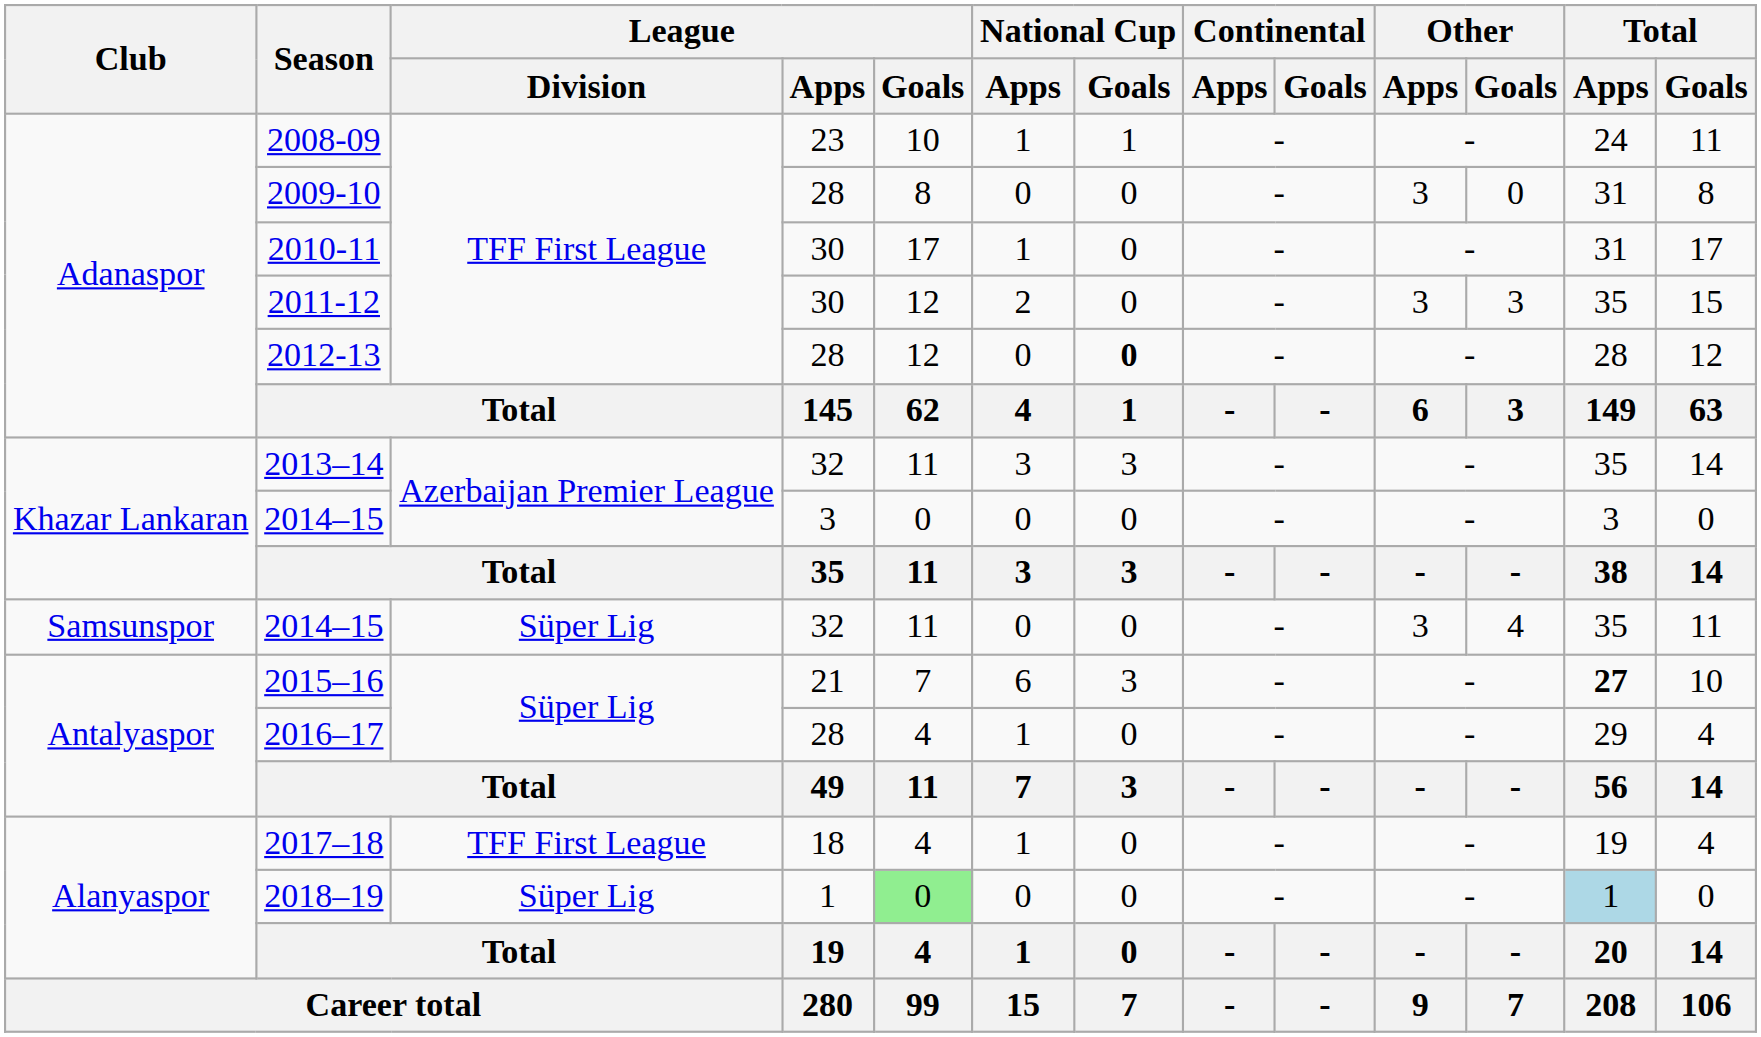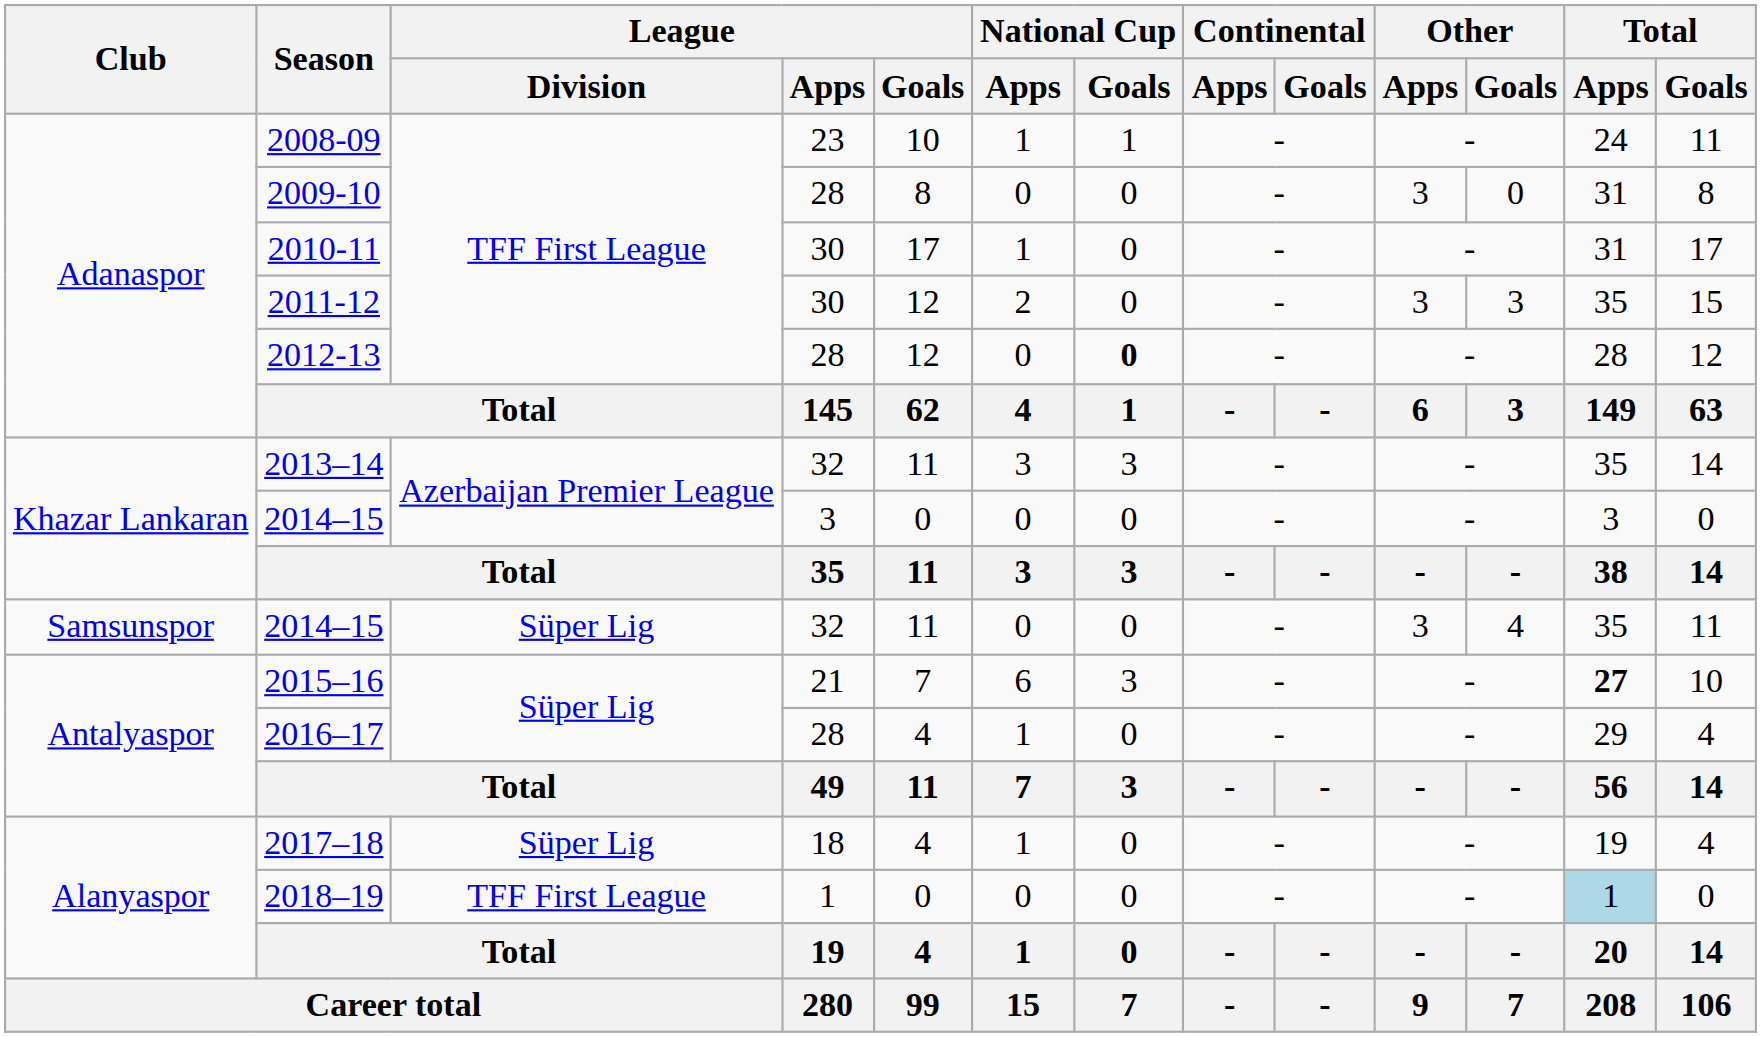(587, 842) TFF First League -> (587, 842) Süper Lig
(587, 896) Süper Lig -> (587, 896) TFF First League
(923, 896) lightgreen background -> (923, 896) no background
